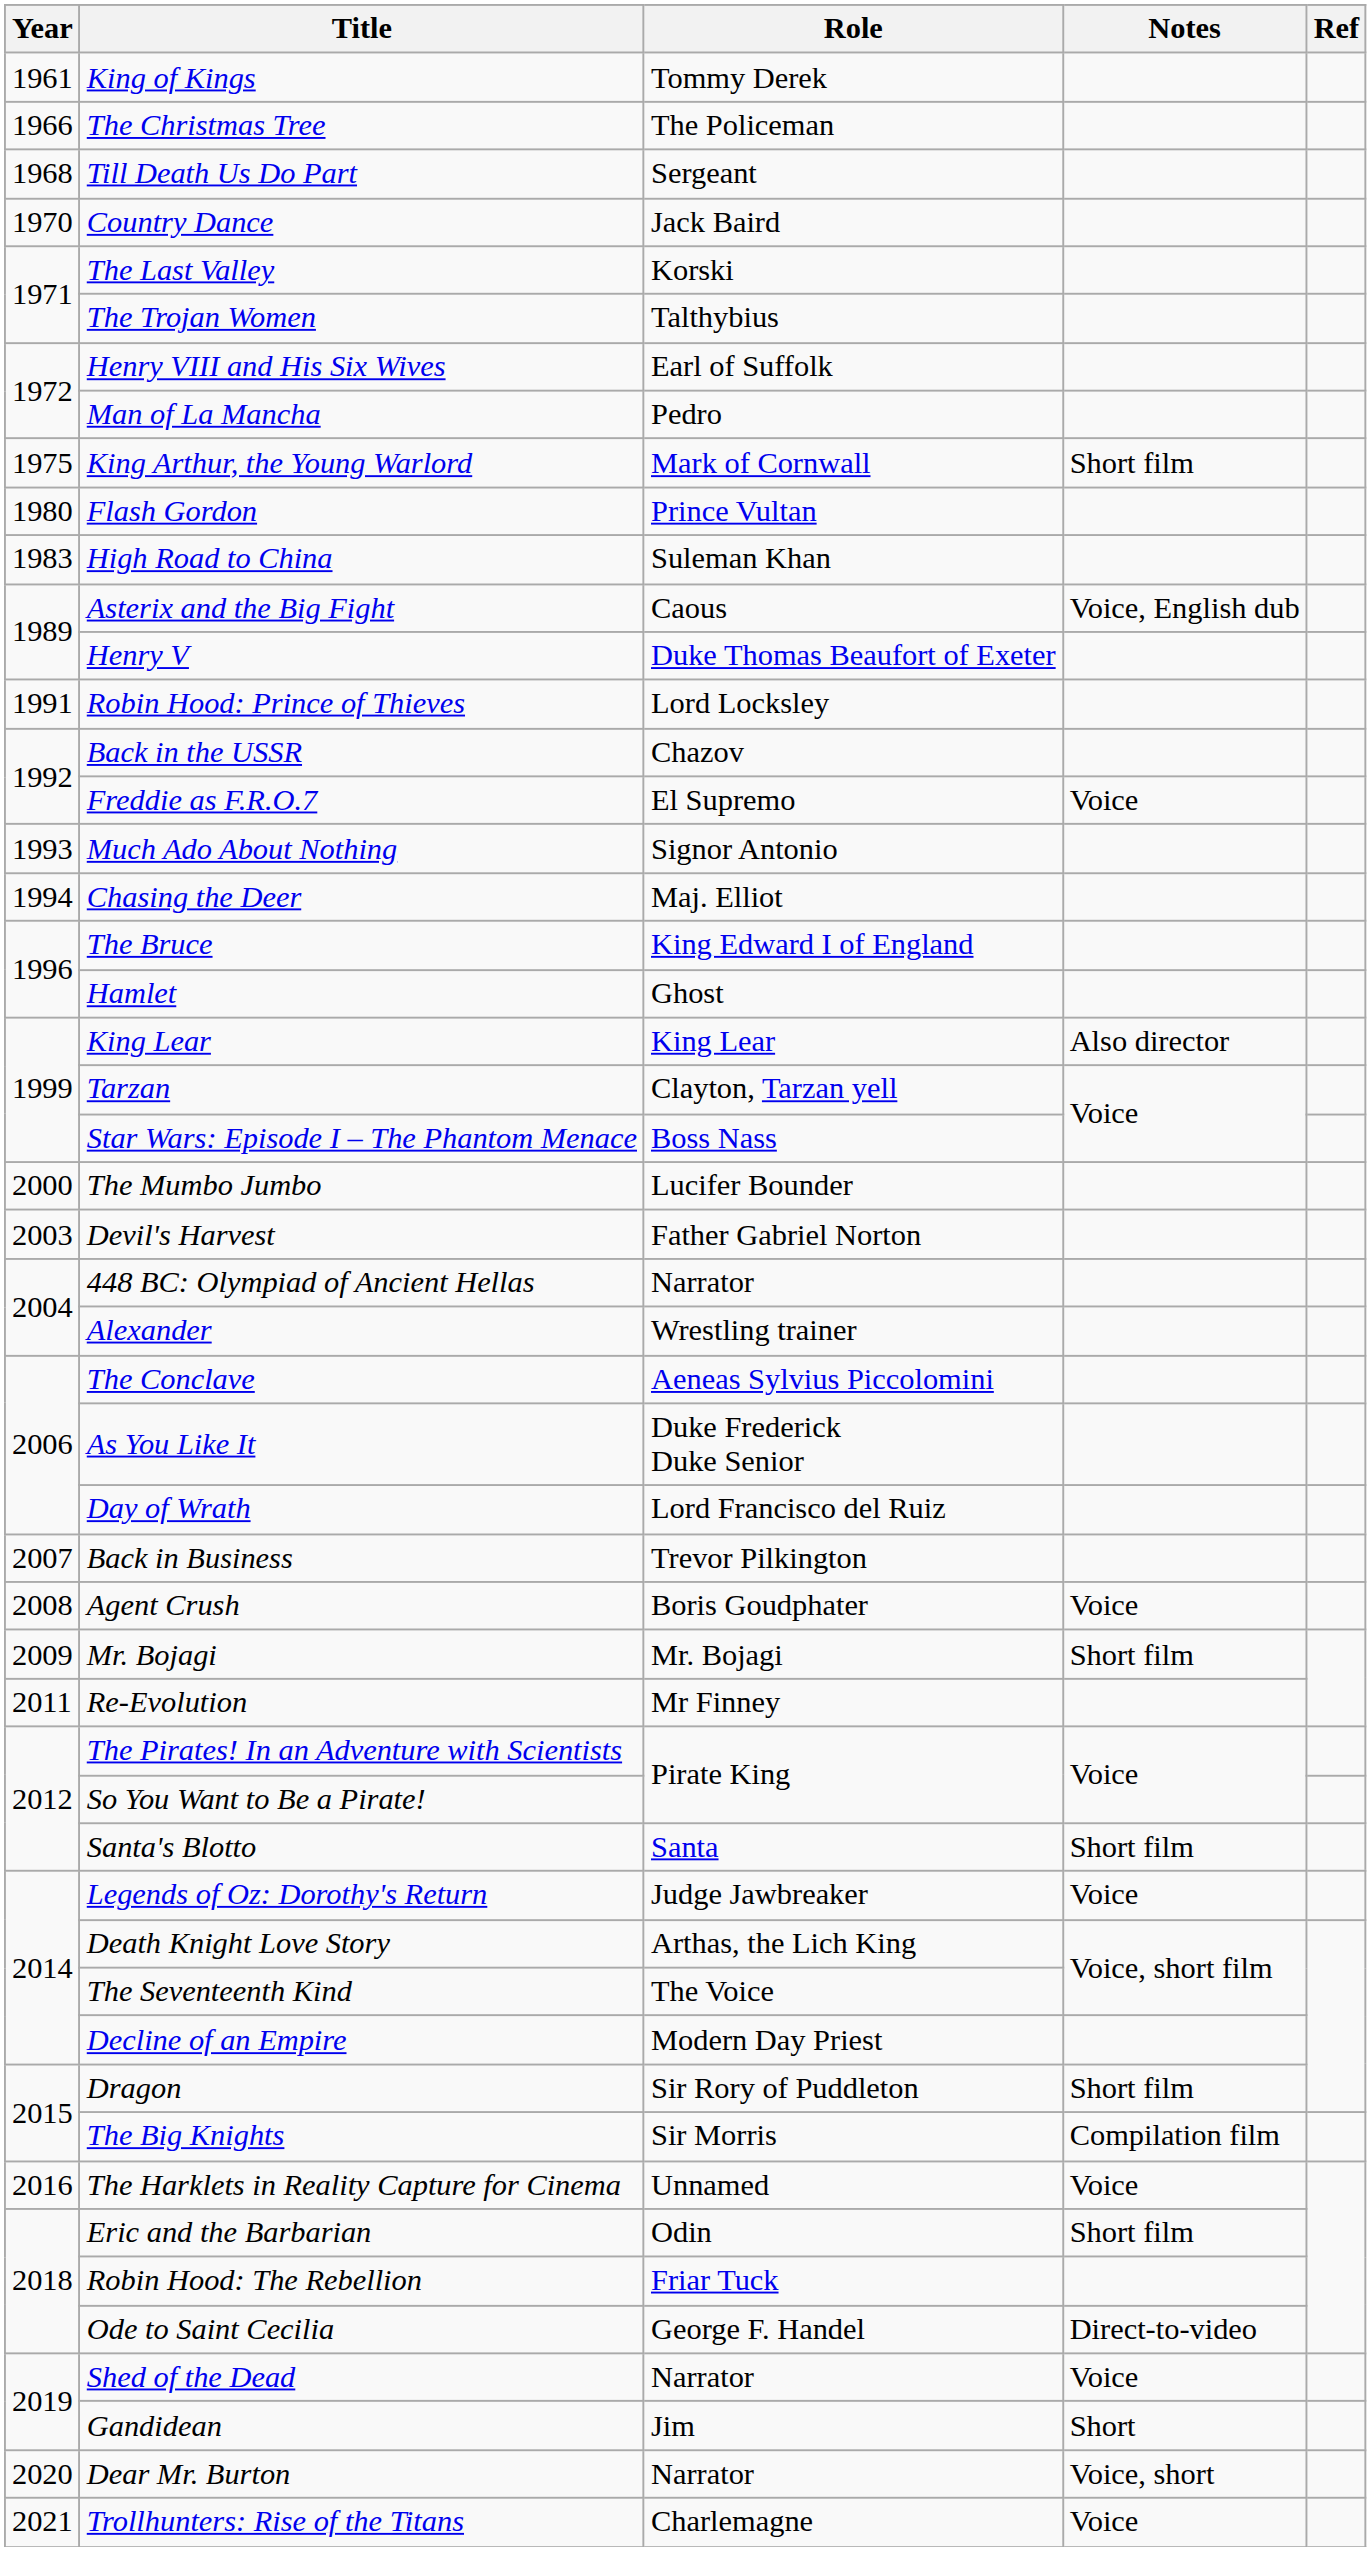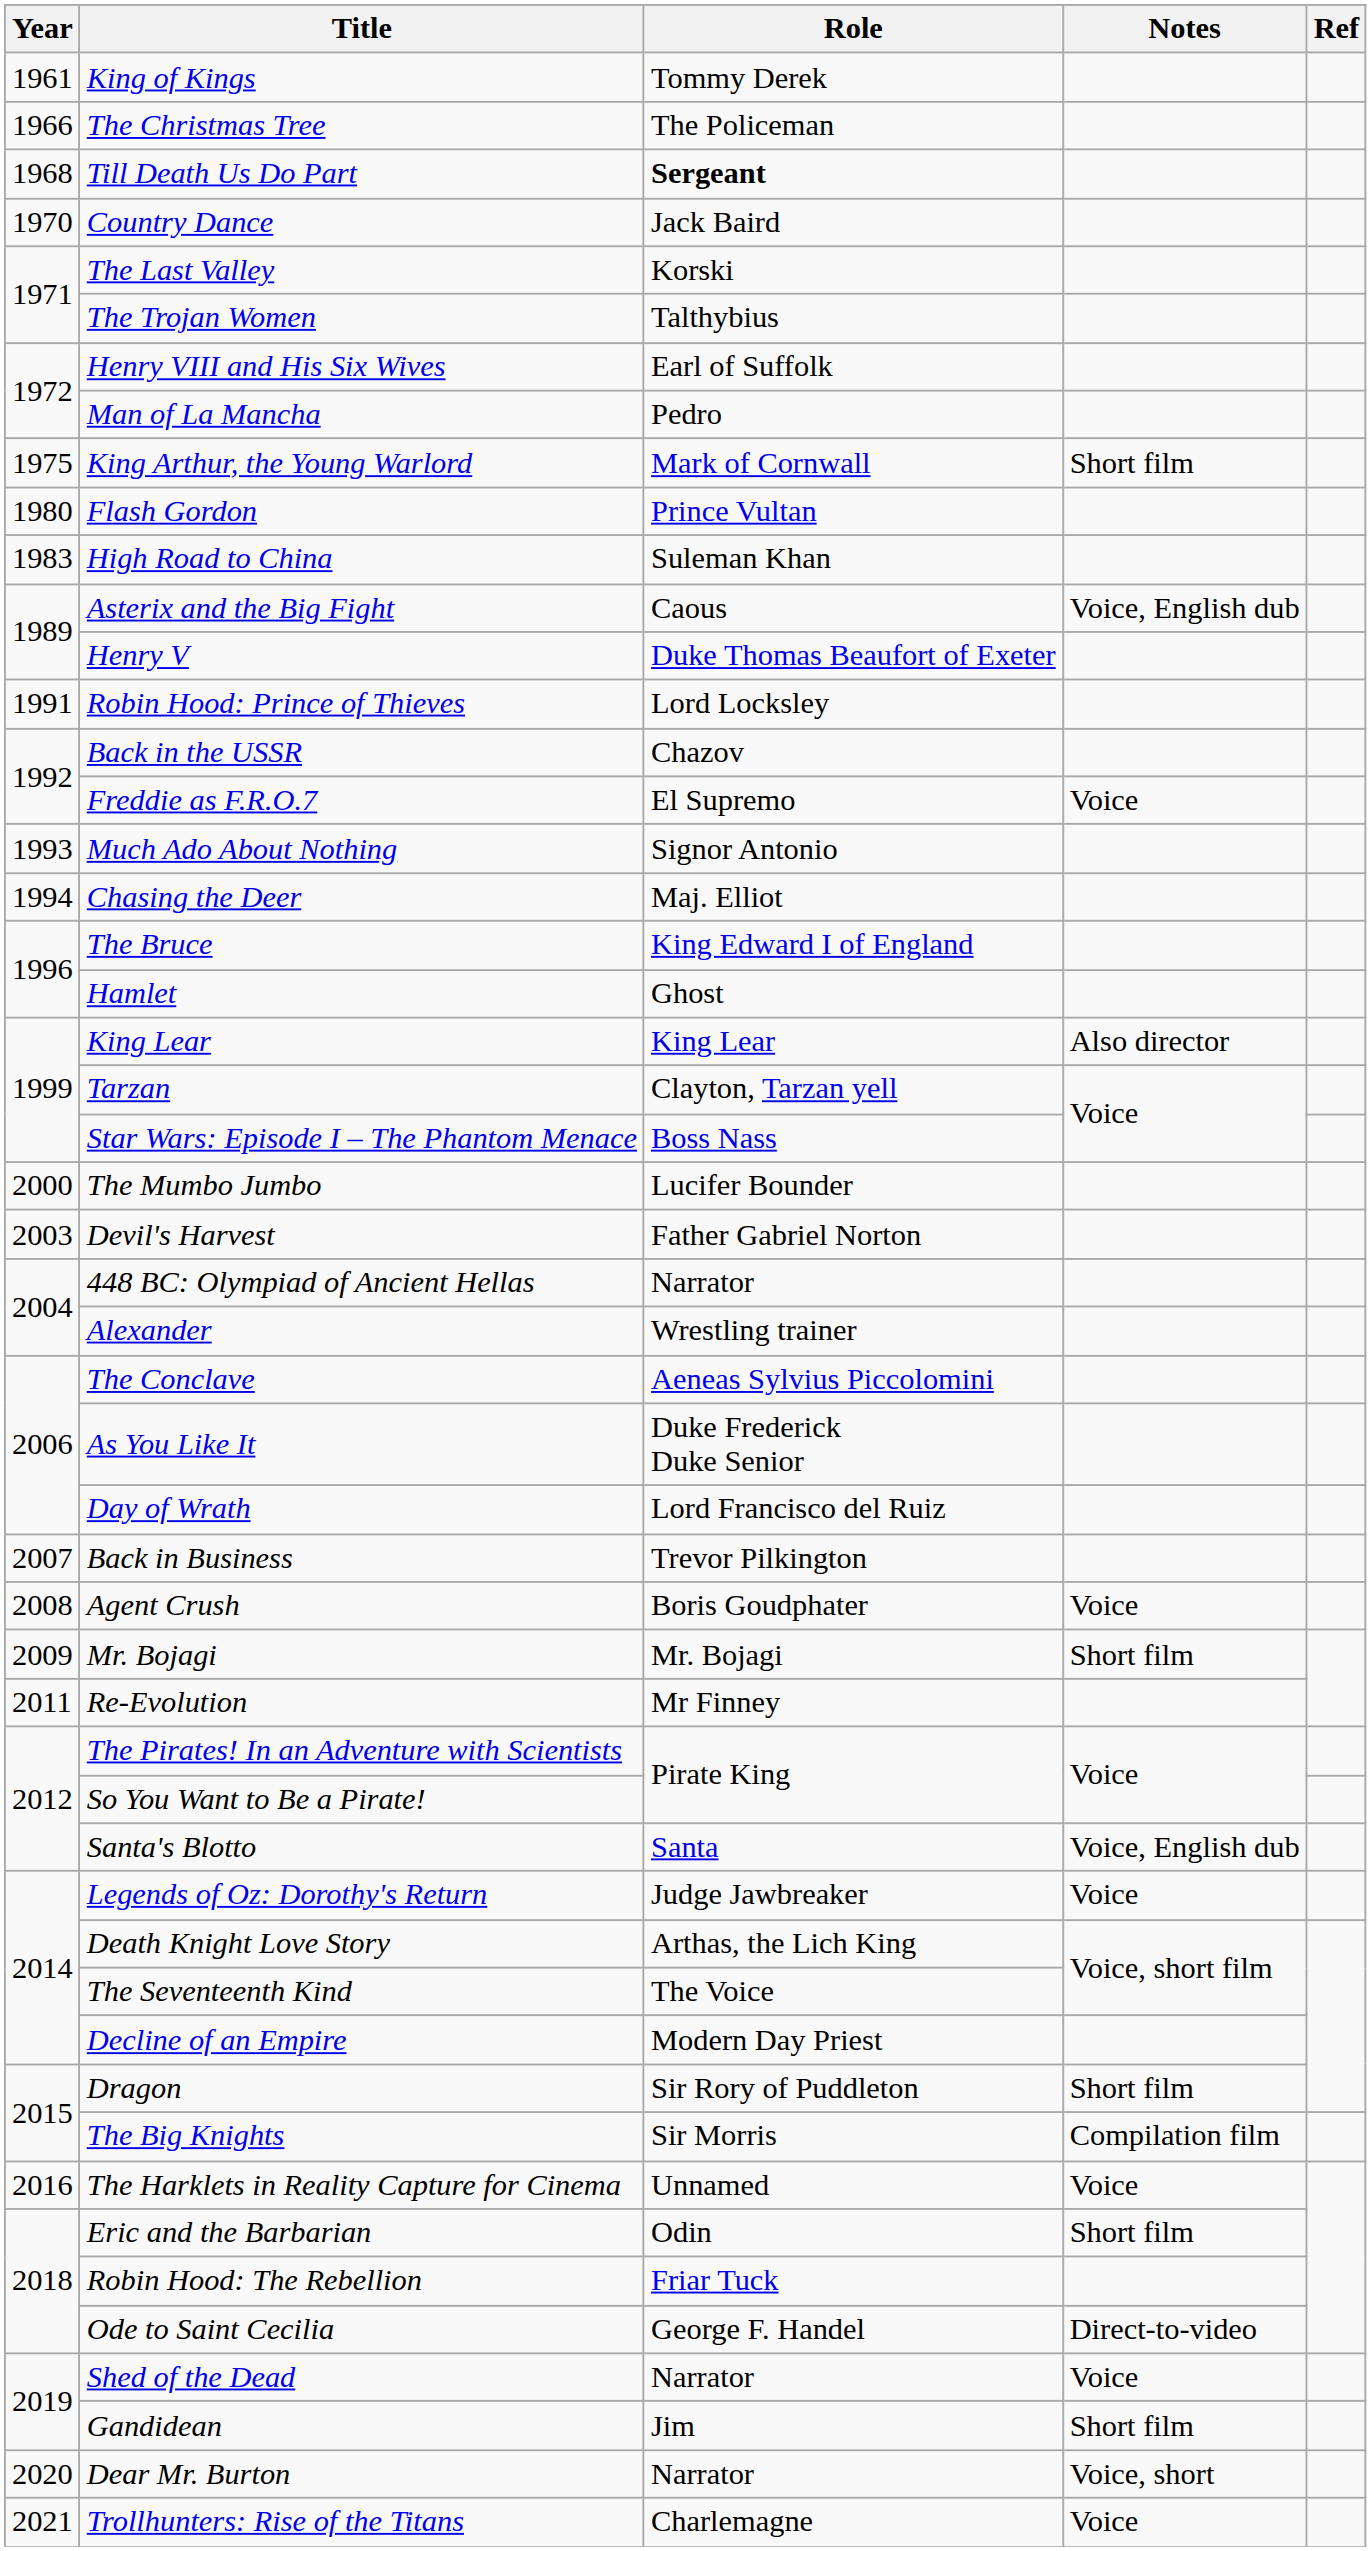(704, 173) normal -> (708, 173) bold
(1132, 1846) Short film -> (1185, 1846) Voice, English dub
(1103, 2425) Short -> (1132, 2425) Short film
